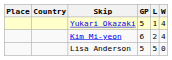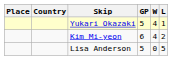columns swapped: (163, 11) <-> (155, 11)
